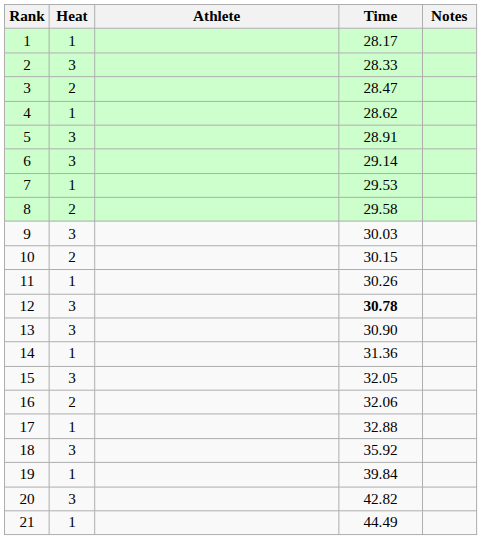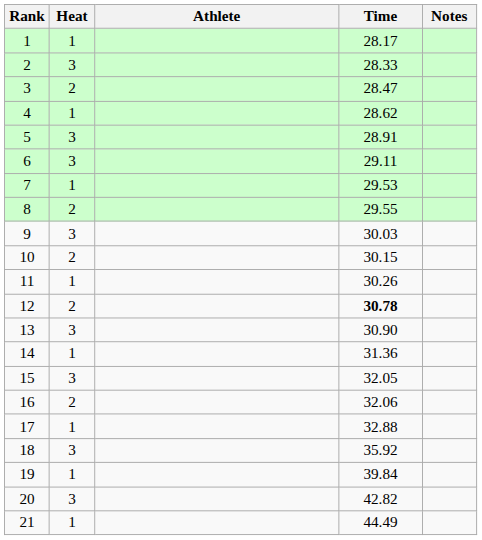(380, 161) 29.14 -> (380, 161) 29.11
(380, 209) 29.58 -> (380, 209) 29.55
(72, 305) 3 -> (72, 305) 2
